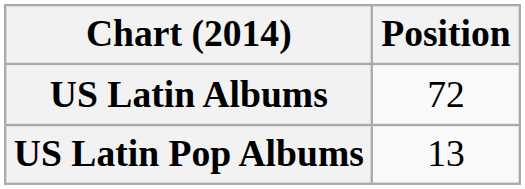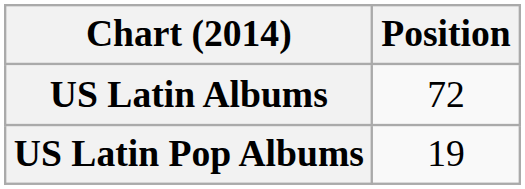(446, 153) 13 -> (446, 153) 19
